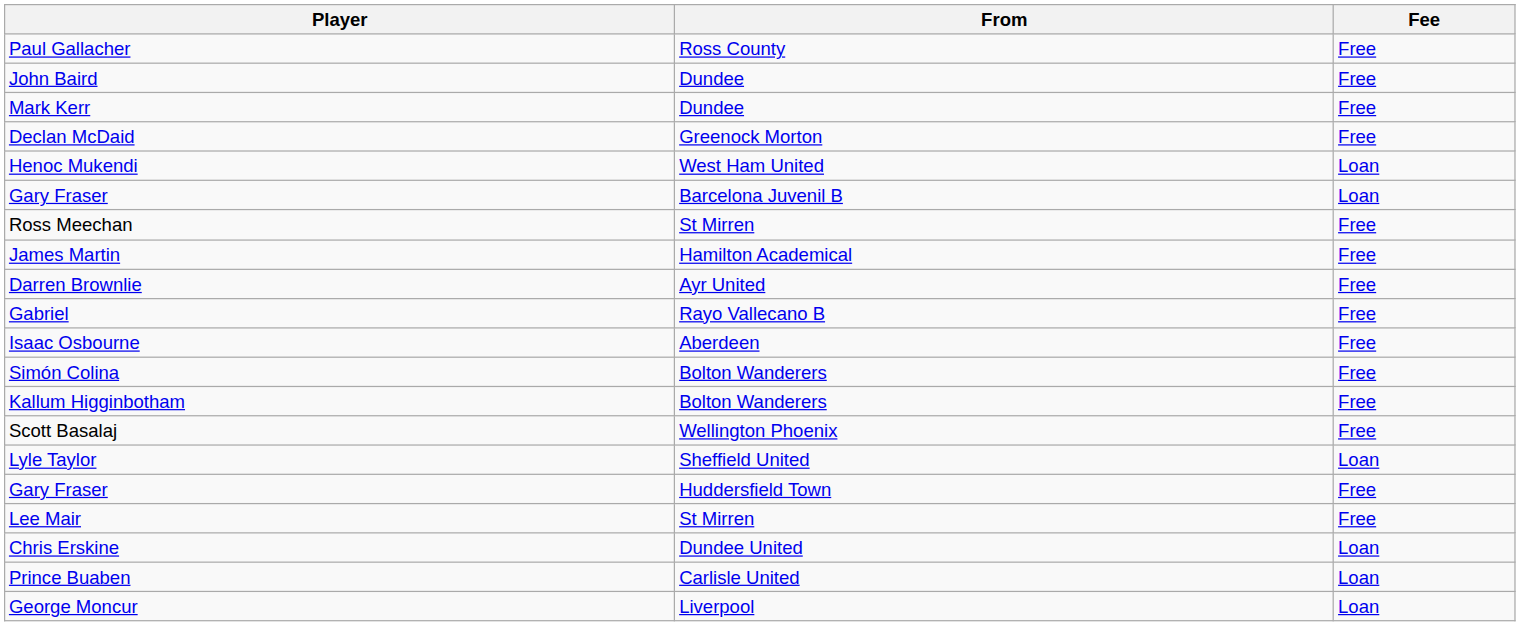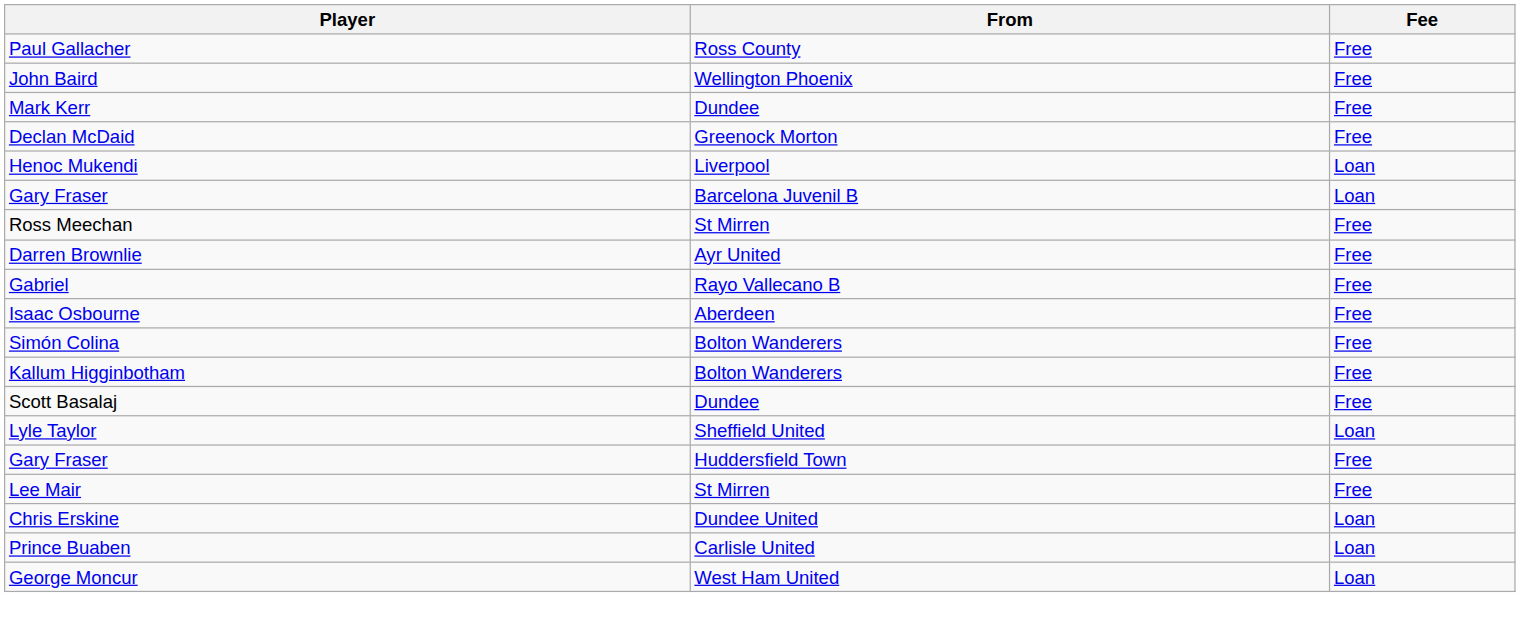(712, 78) Dundee -> (773, 78) Wellington Phoenix
(752, 166) West Ham United -> (732, 166) Liverpool
- row: (65, 254)
(758, 430) Wellington Phoenix -> (727, 401) Dundee
(717, 607) Liverpool -> (767, 577) West Ham United
